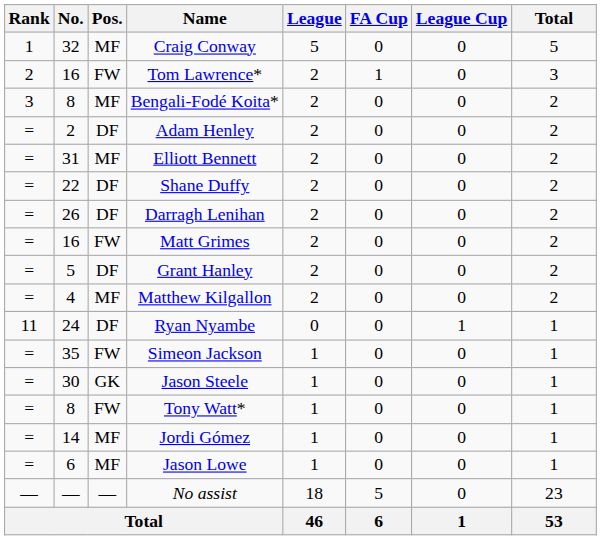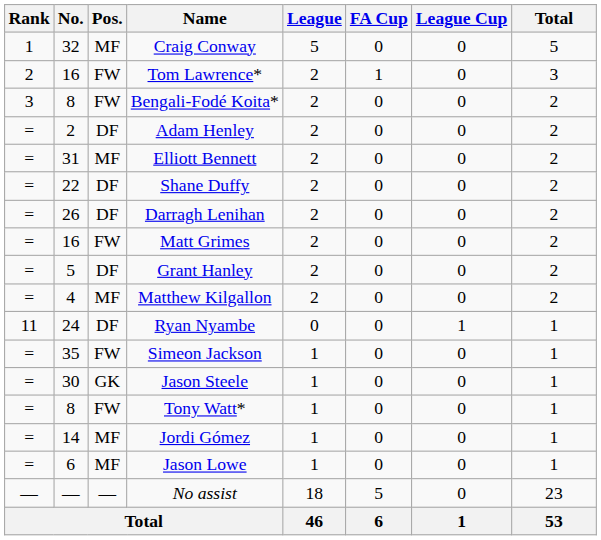(107, 102) MF -> (107, 102) FW
